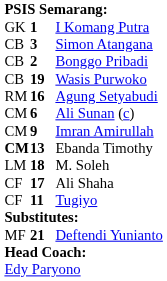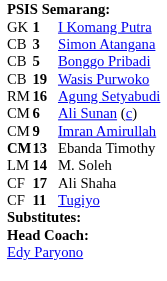(34, 61) 2 -> (36, 61) 5
(37, 165) 18 -> (40, 165) 14
- row: (109, 235)
